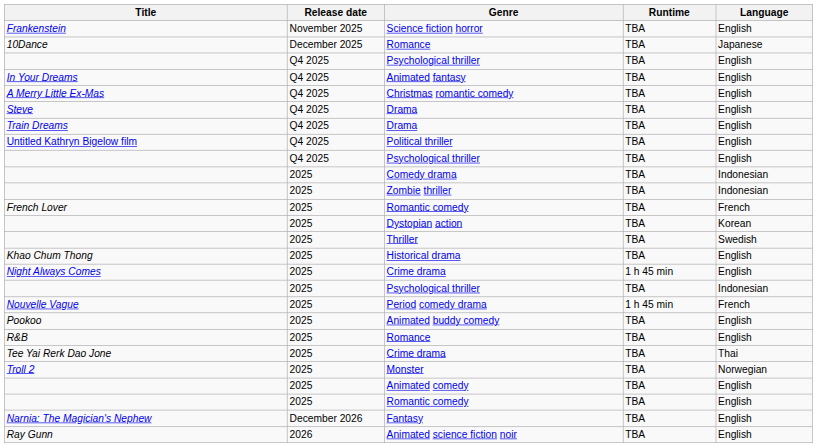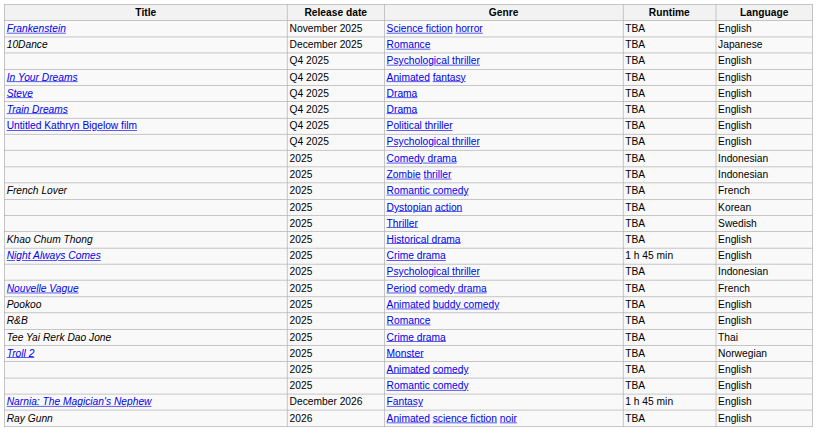- row: (55, 93)
(649, 304) 1 h 45 min -> (635, 288) TBA
(635, 418) TBA -> (649, 402) 1 h 45 min
